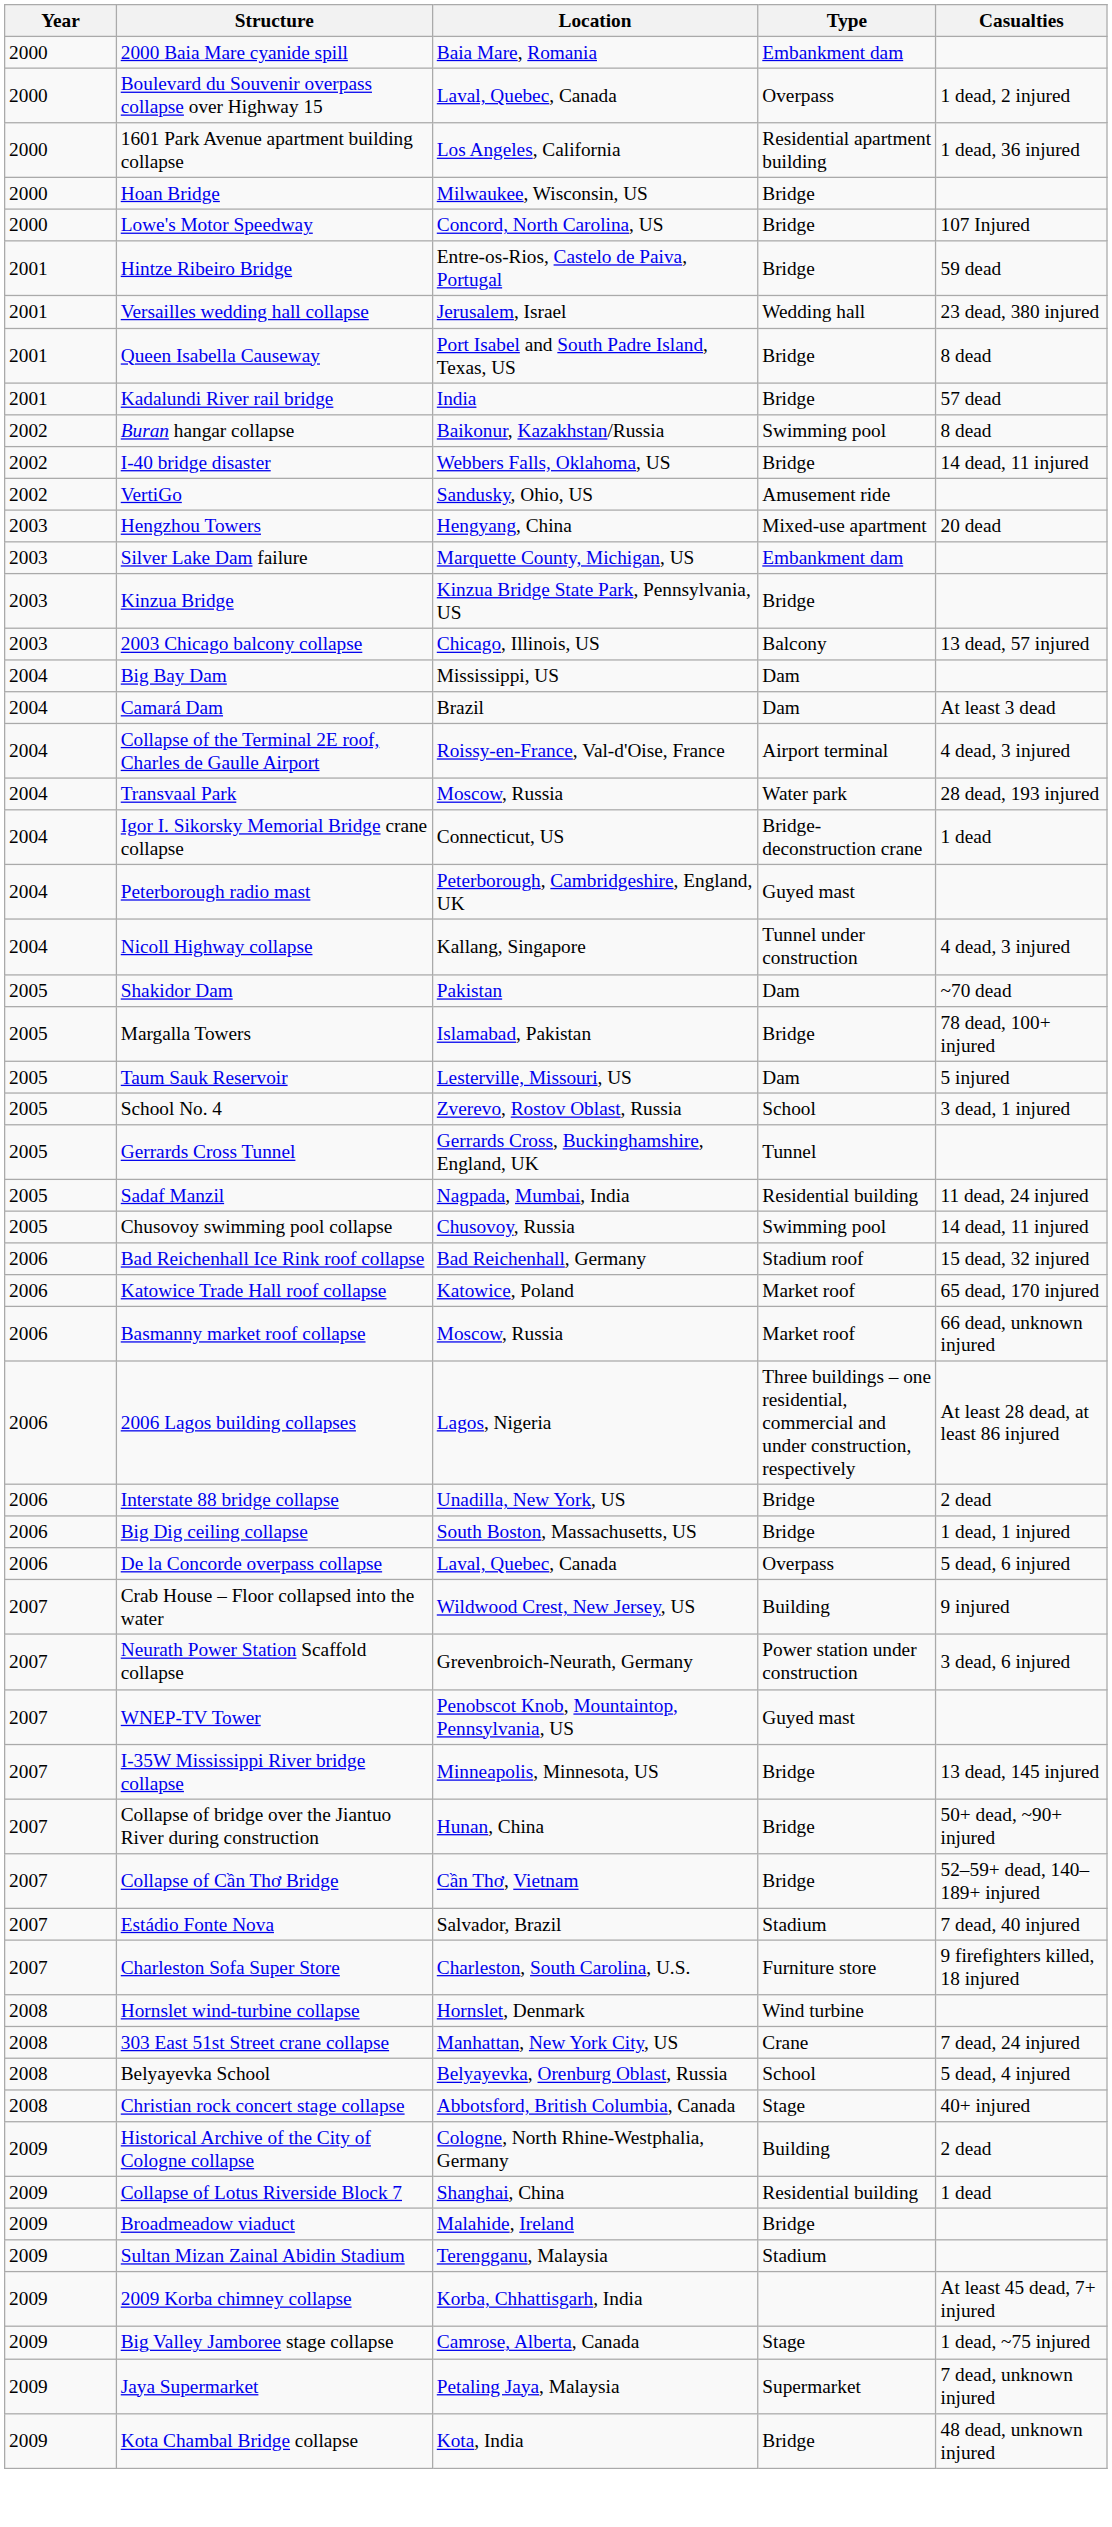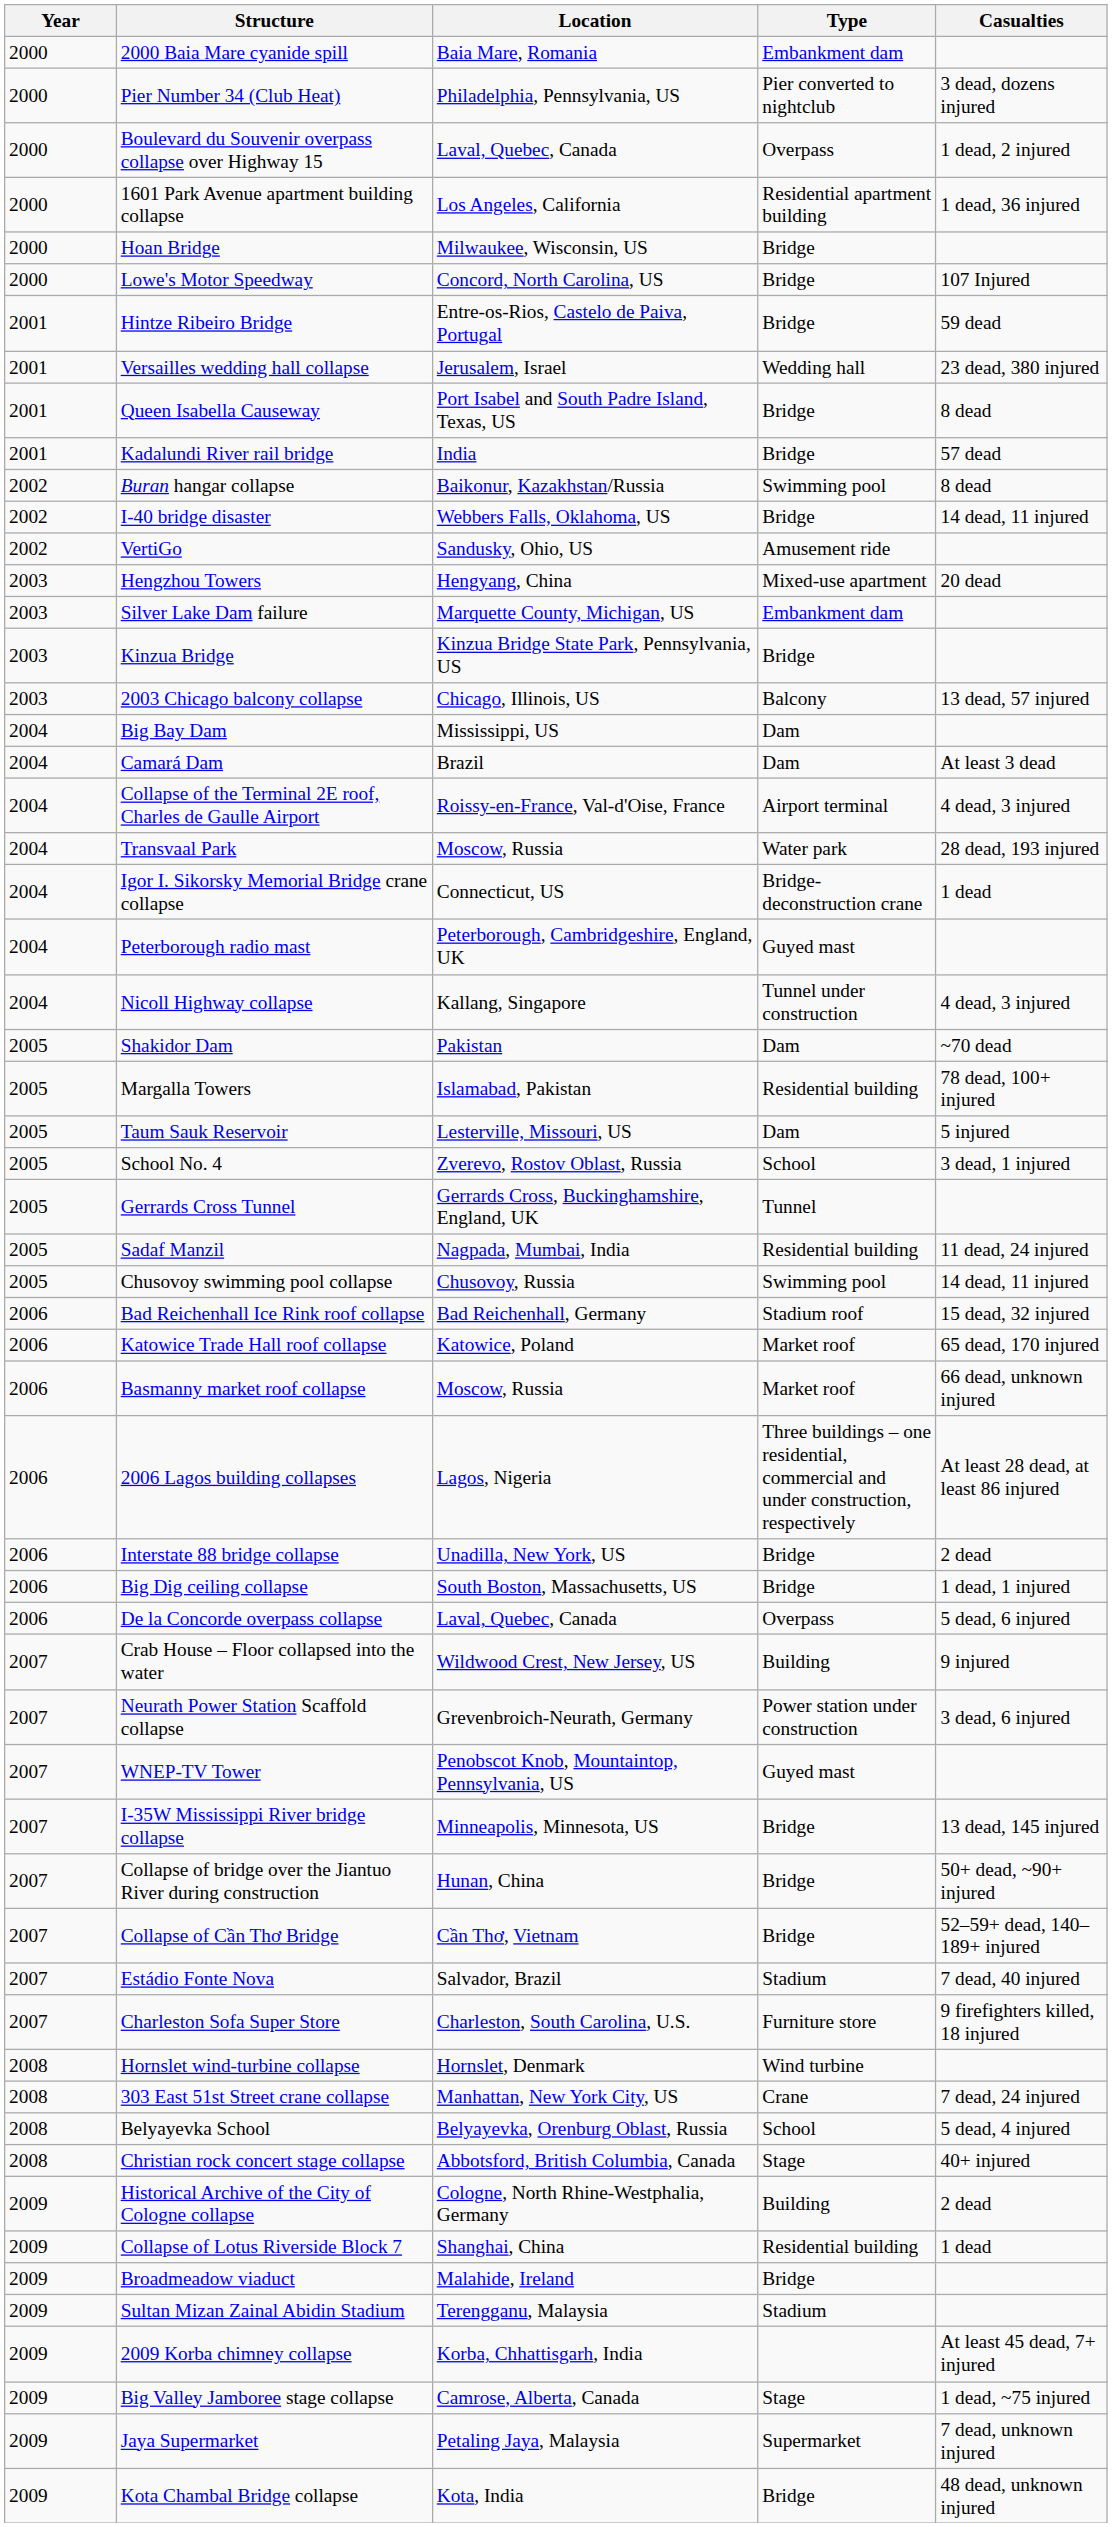+ row: (231, 95)
(789, 1033) Bridge -> (840, 1088) Residential building
